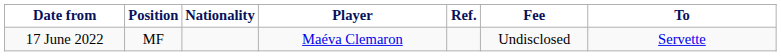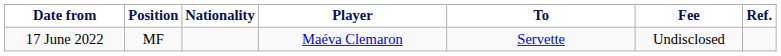columns swapped: (682, 16) <-> (464, 16)
